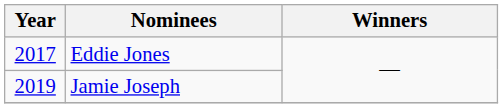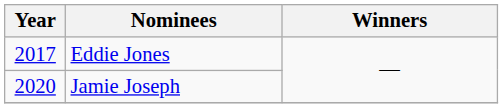(35, 86) 2019 -> (35, 86) 2020
